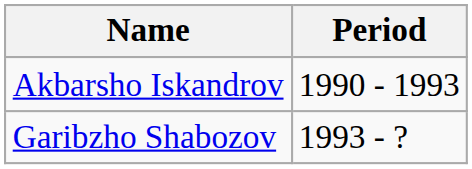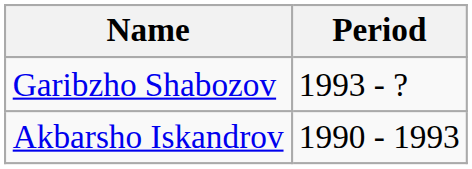rows swapped: (148, 83) <-> (144, 136)
